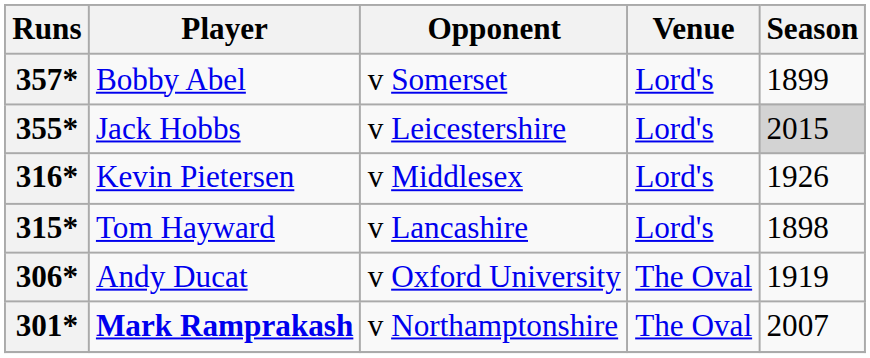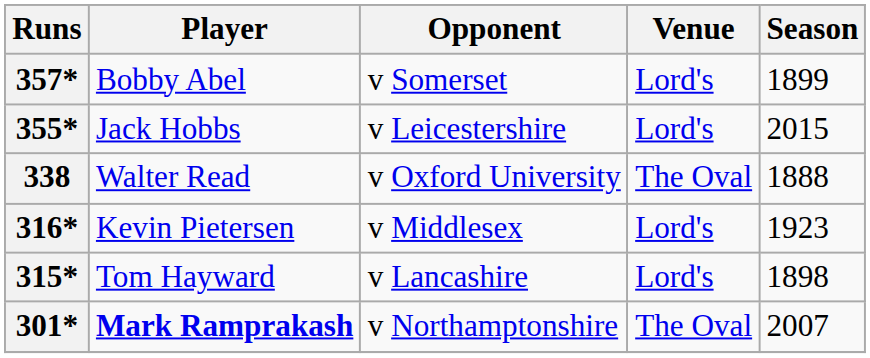(798, 128) lightgrey background -> (798, 128) no background
+ row: (47, 177)
(798, 177) 1926 -> (798, 227) 1923
- row: (47, 276)
